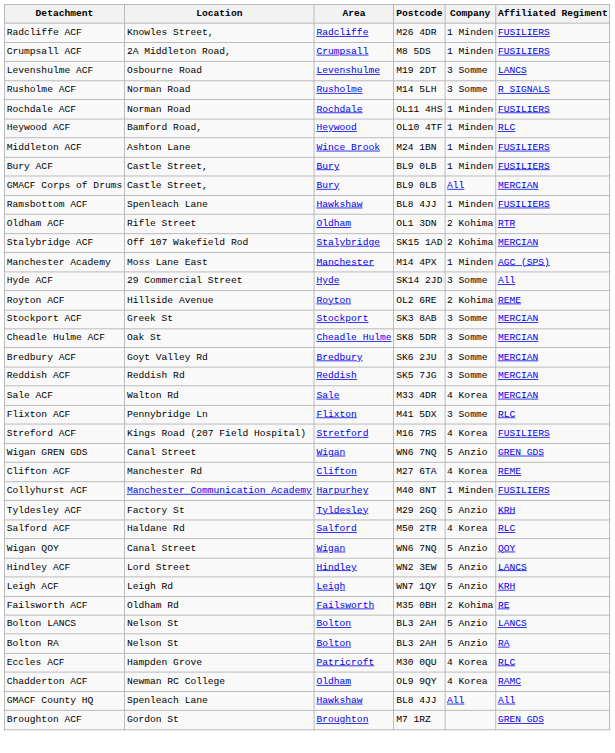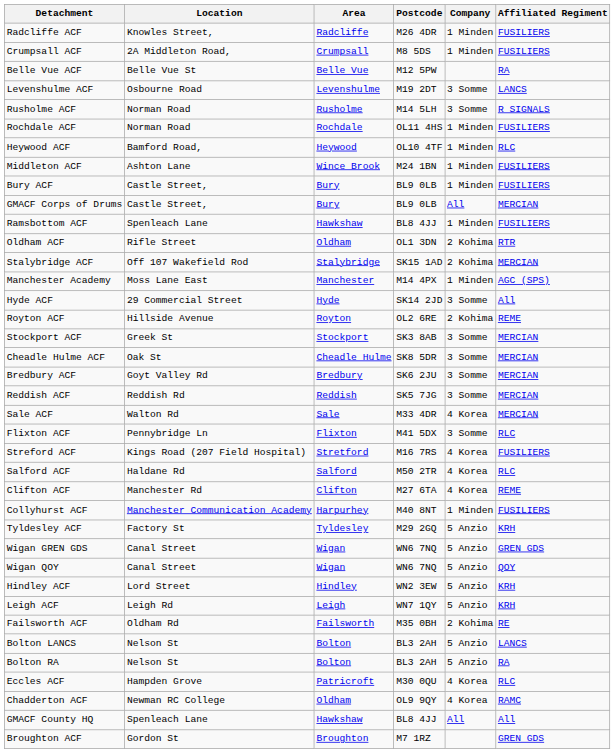+ row: (44, 71)
rows swapped: (38, 529) <-> (47, 453)
(512, 568) LANCS -> (507, 587) KRH
